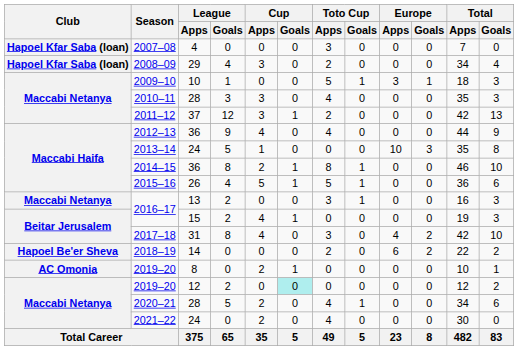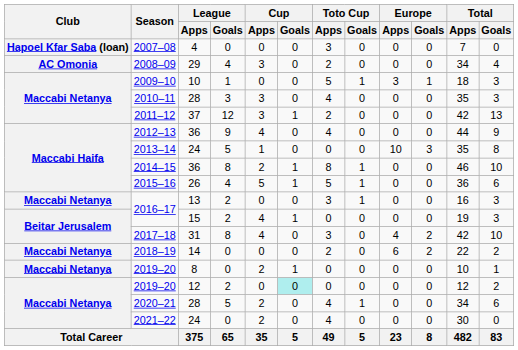(68, 64) Hapoel Kfar Saba (loan) -> (68, 64) AC Omonia
(68, 252) Hapoel Be'er Sheva -> (68, 252) Maccabi Netanya
(68, 269) AC Omonia -> (68, 269) Maccabi Netanya
